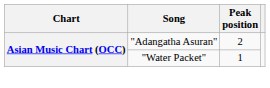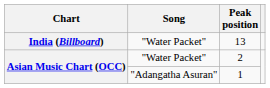+ row: (240, 41)
(174, 41) "Adangatha Asuran" -> (174, 58) "Water Packet"
(174, 58) "Water Packet" -> (174, 74) "Adangatha Asuran"
